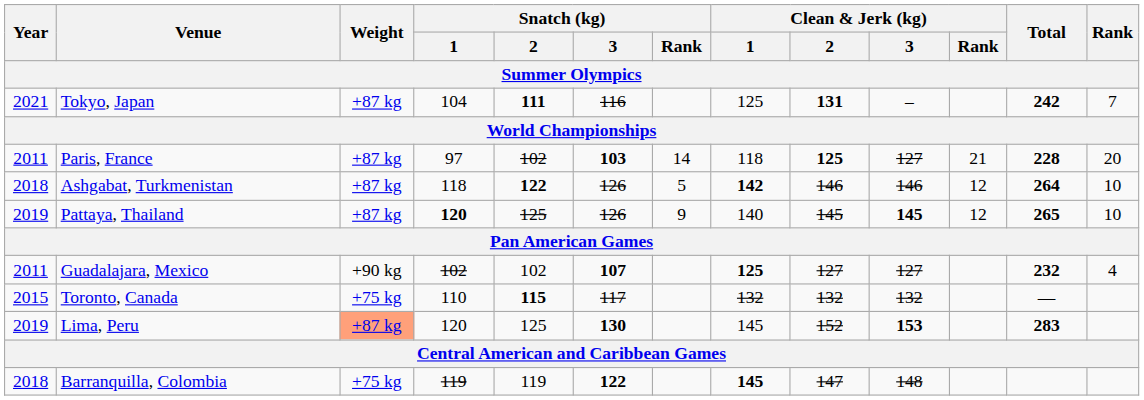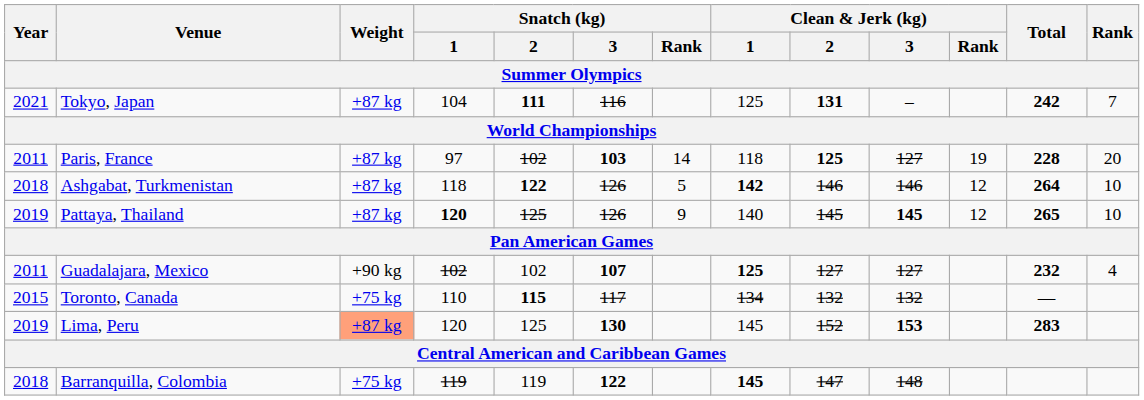(978, 158) 21 -> (978, 158) 19
(750, 297) 132 -> (750, 297) 134
